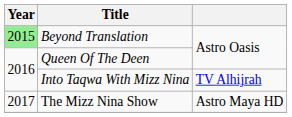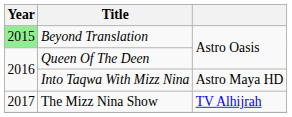(229, 79) TV Alhijrah -> (239, 79) Astro Maya HD
(239, 101) Astro Maya HD -> (229, 101) TV Alhijrah
